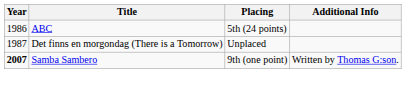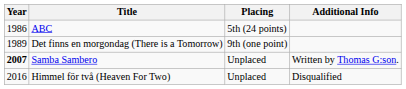(17, 44) 1987 -> (17, 44) 1989
(247, 44) Unplaced -> (257, 44) 9th (one point)
(257, 60) 9th (one point) -> (247, 60) Unplaced
+ row: (101, 76)
